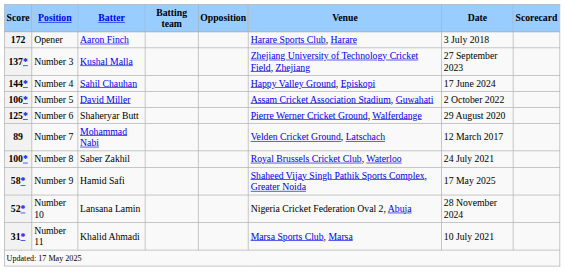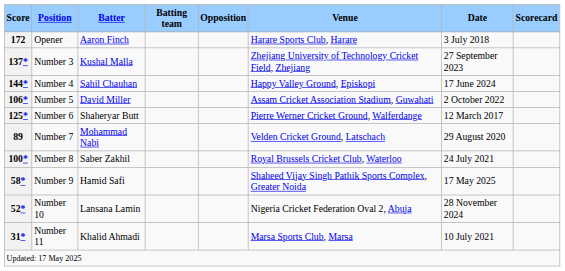(475, 115) 29 August 2020 -> (473, 115) 12 March 2017
(473, 137) 12 March 2017 -> (475, 137) 29 August 2020
